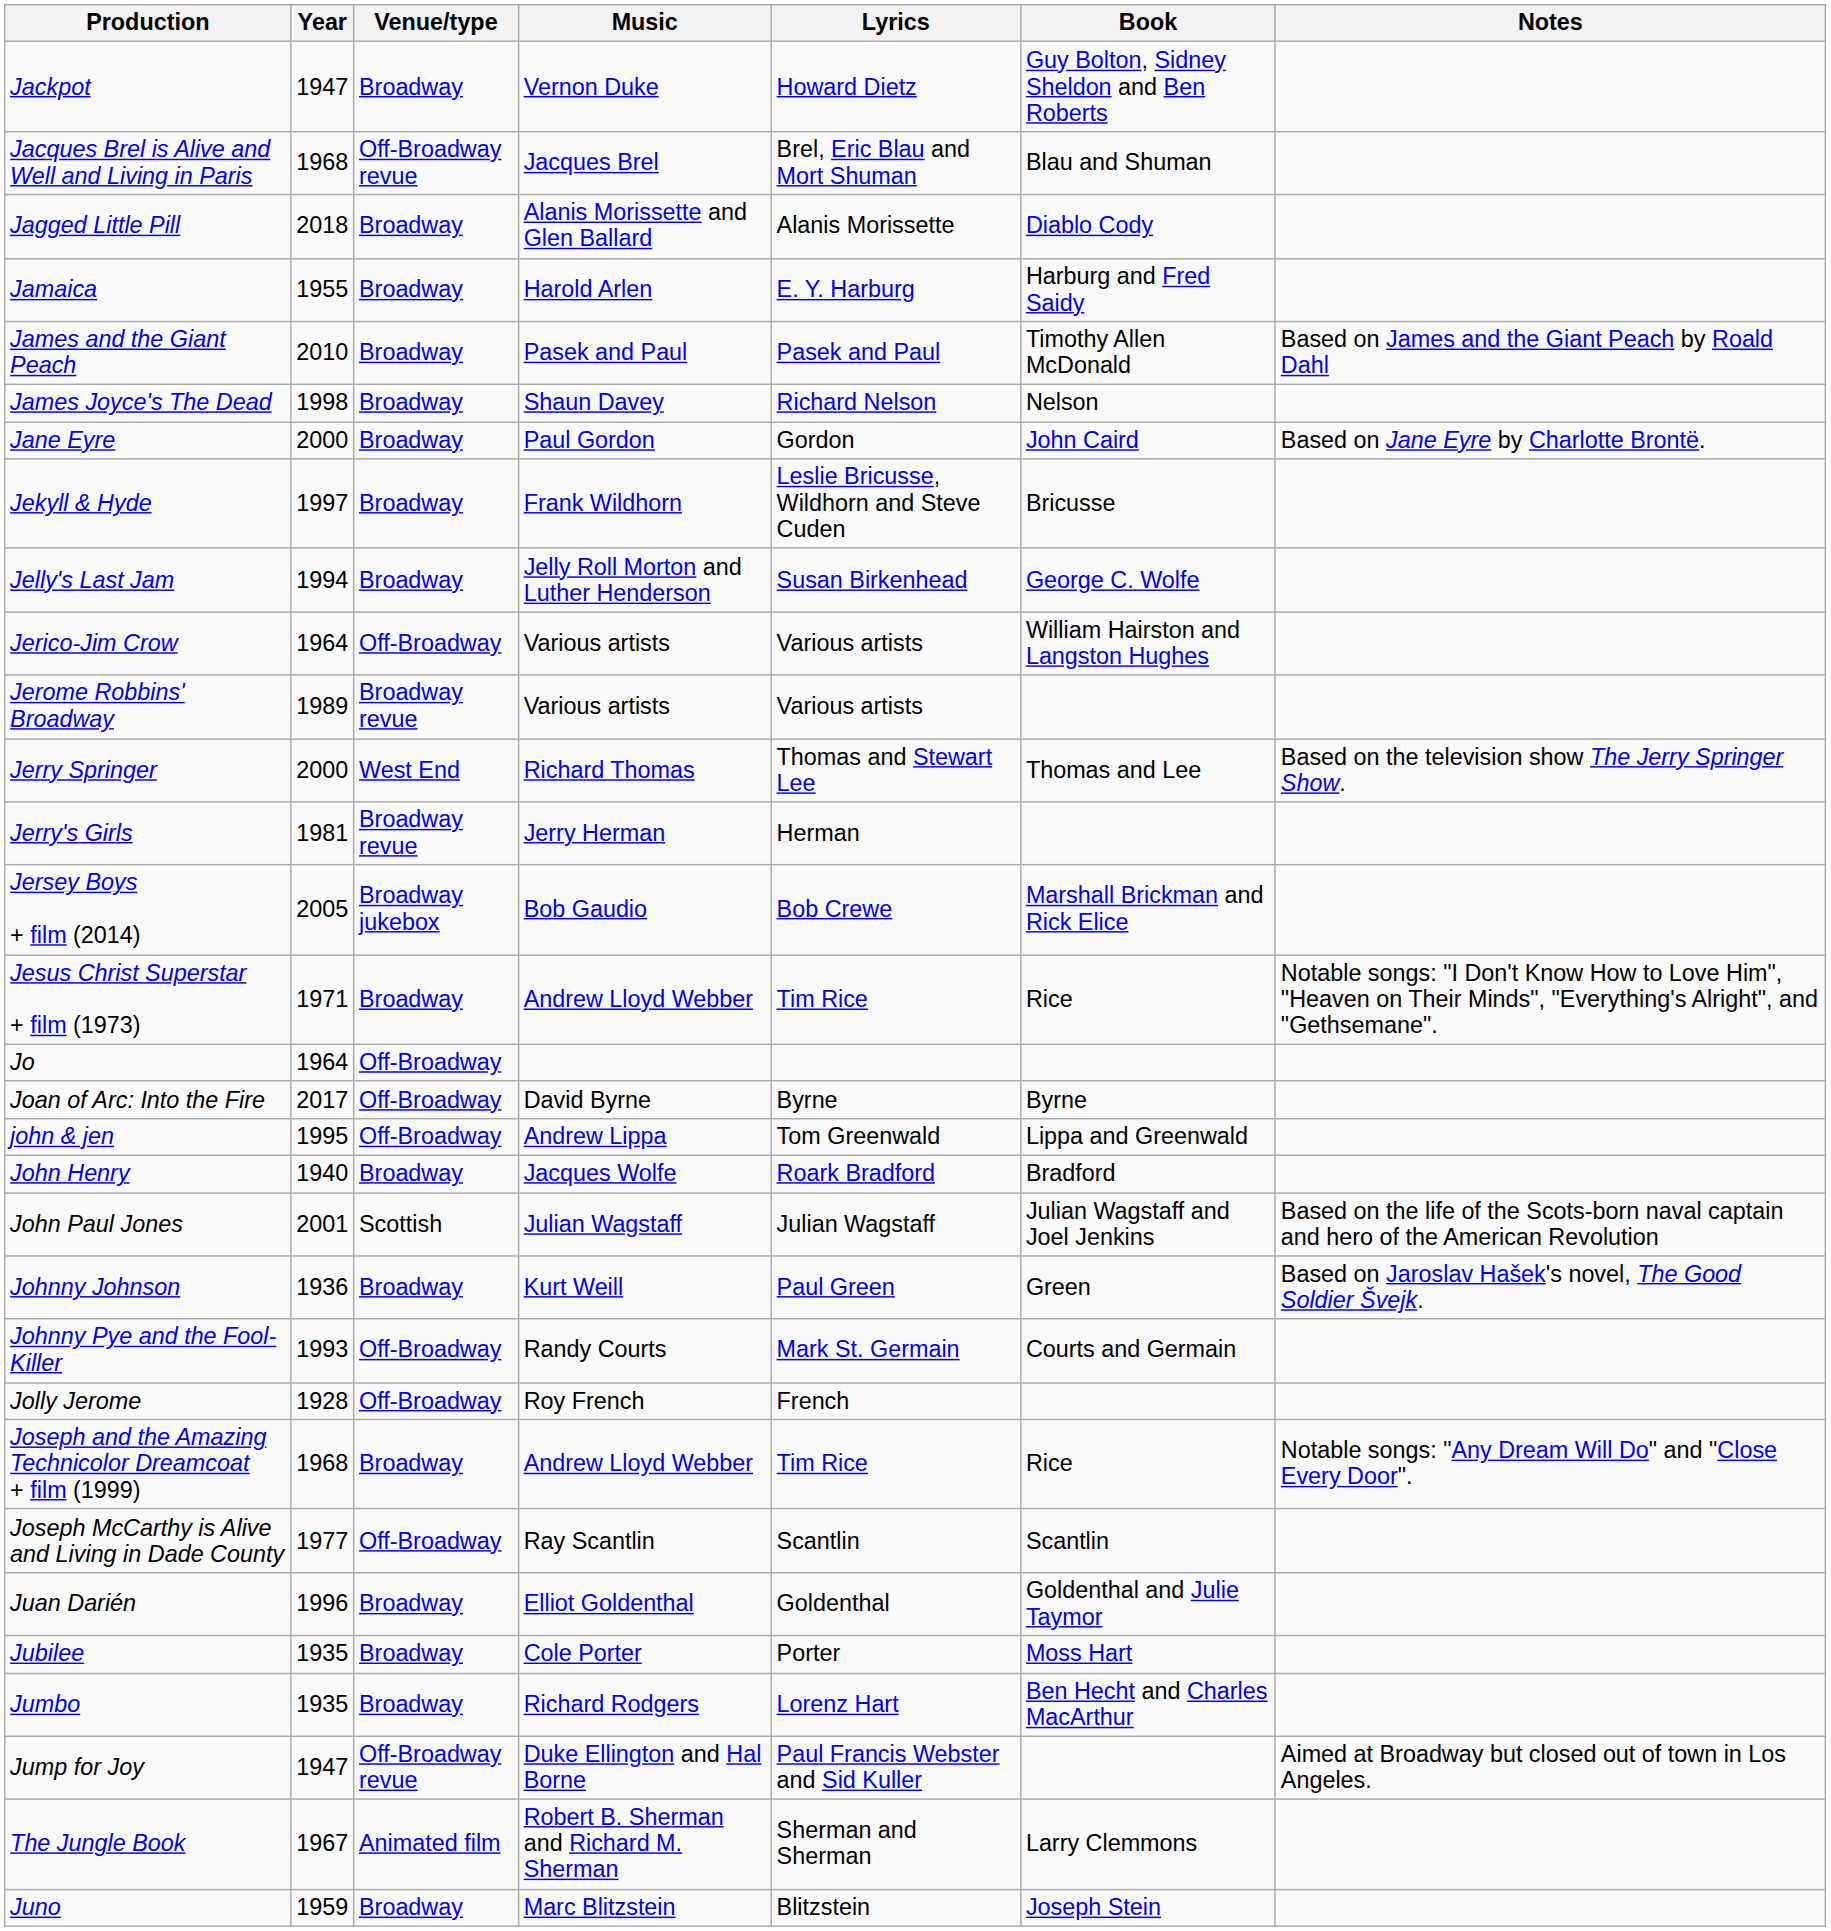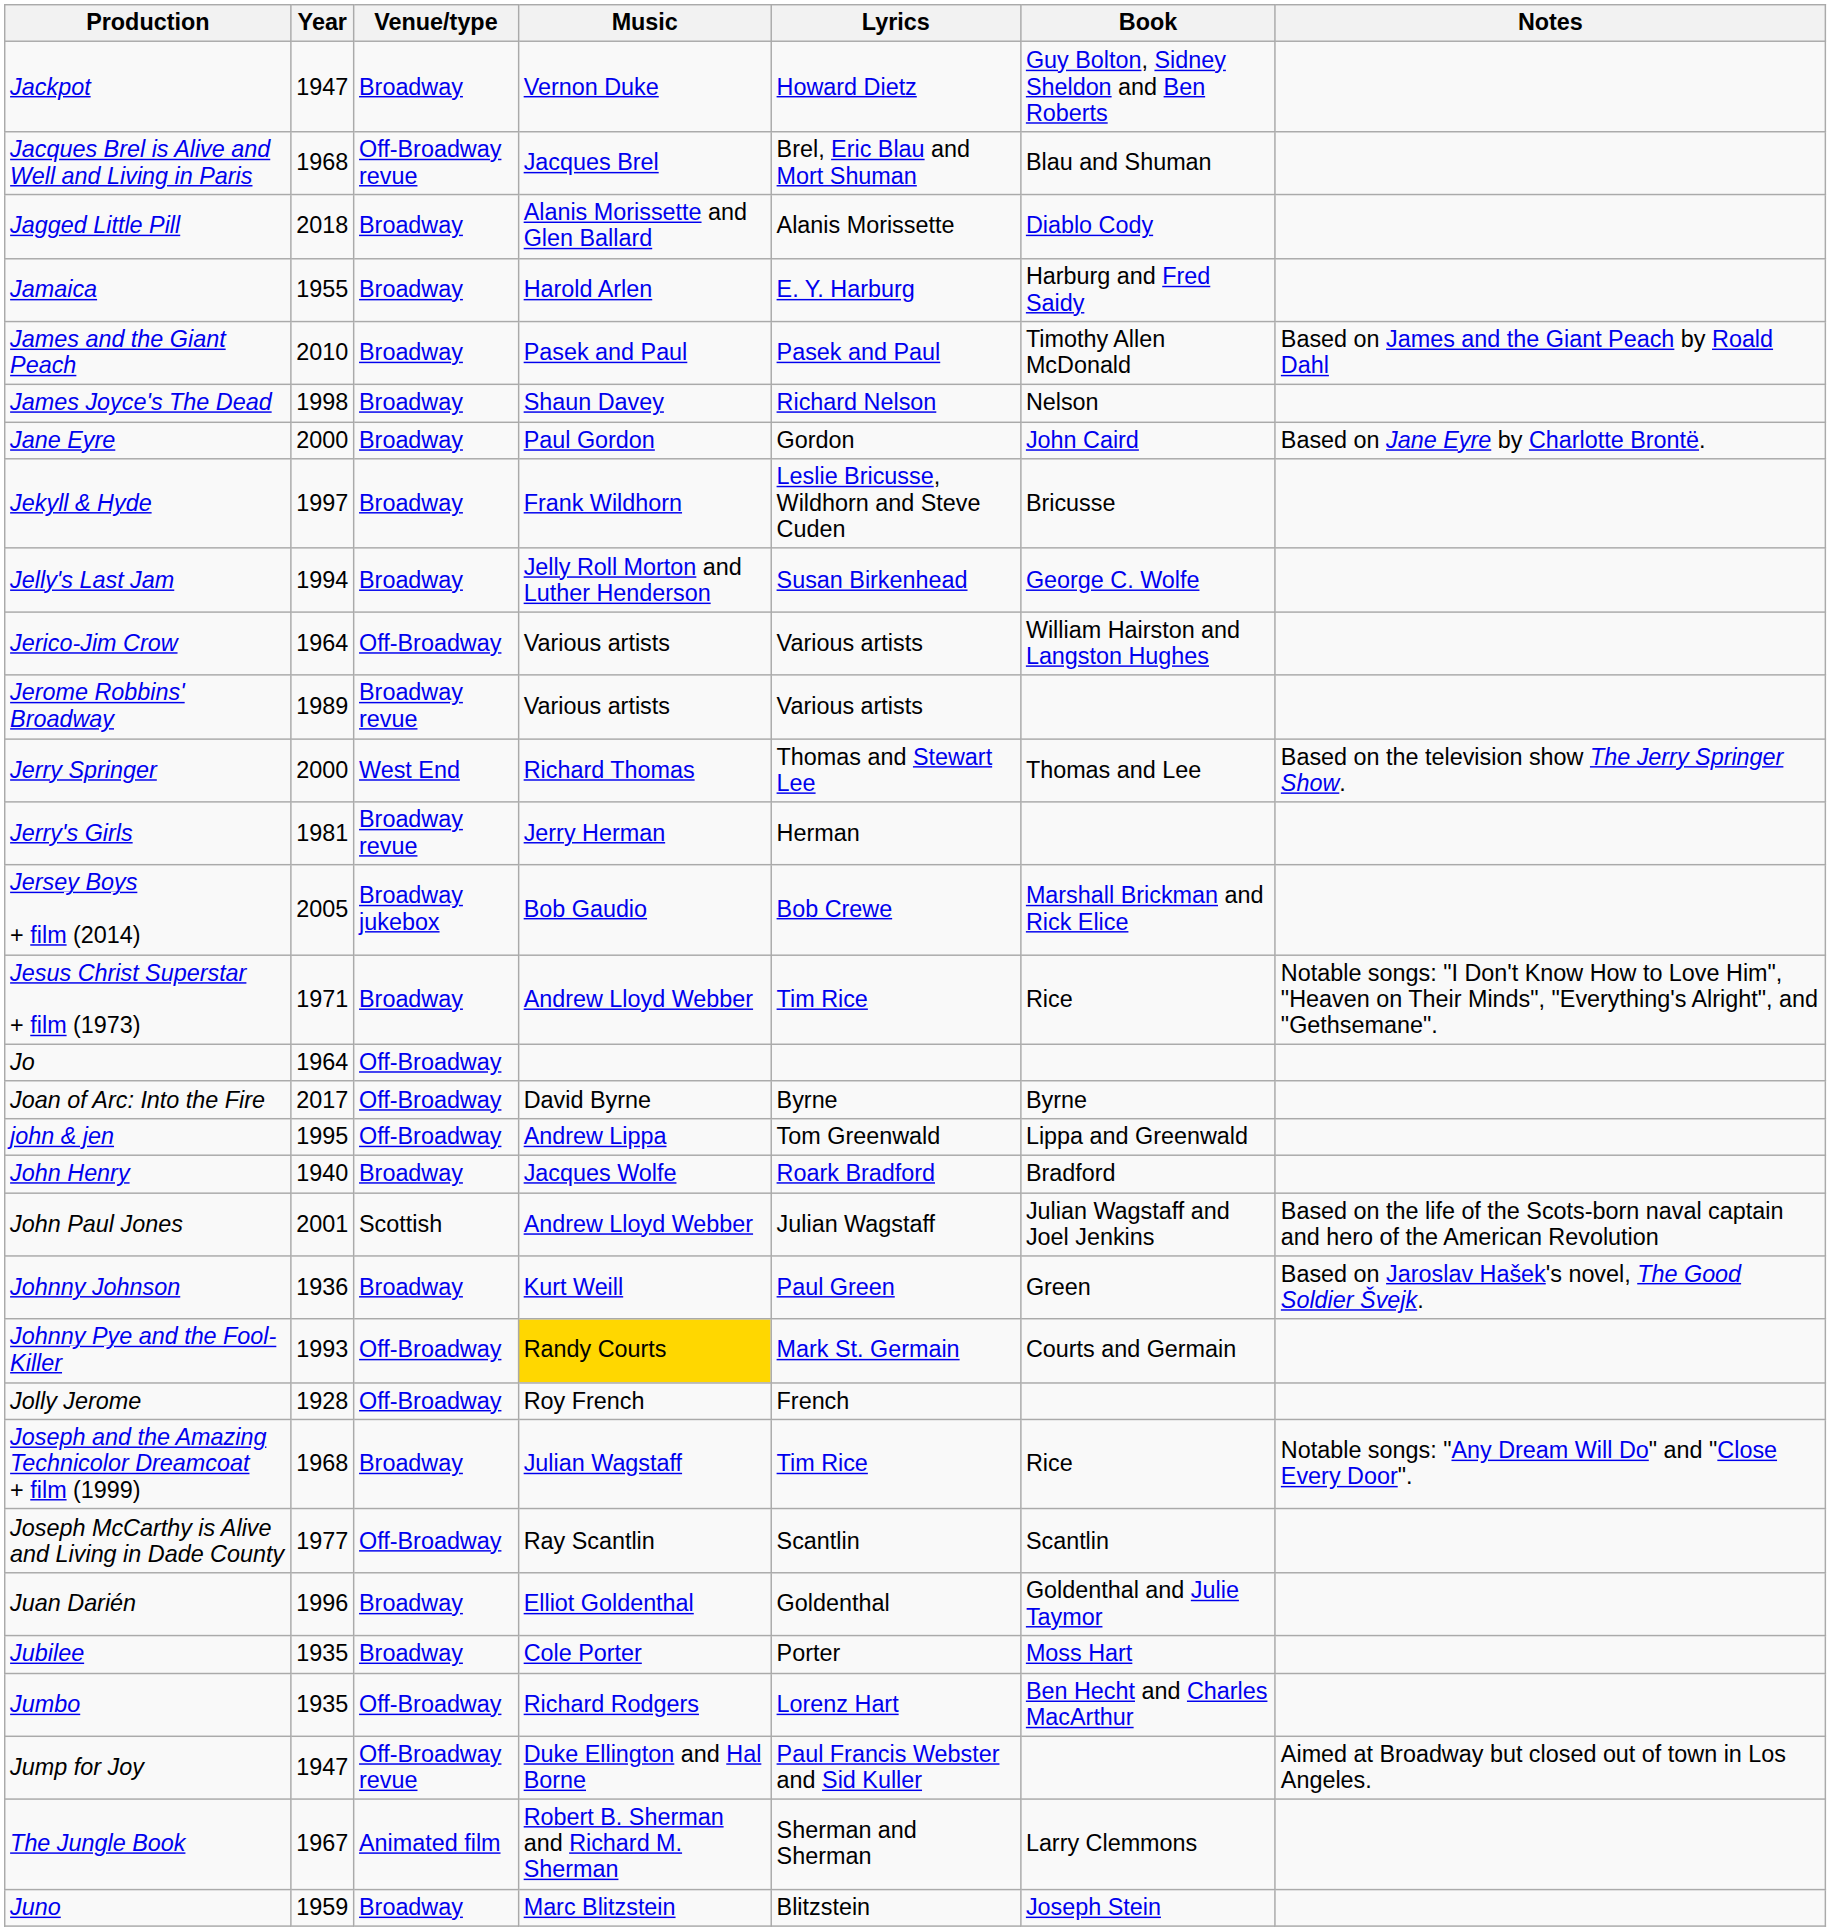(603, 1223) Julian Wagstaff -> (638, 1223) Andrew Lloyd Webber
(595, 1350) no background -> (595, 1350) gold background
(638, 1464) Andrew Lloyd Webber -> (603, 1464) Julian Wagstaff
(411, 1704) Broadway -> (430, 1704) Off-Broadway
